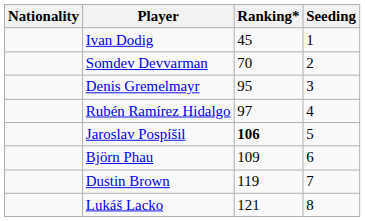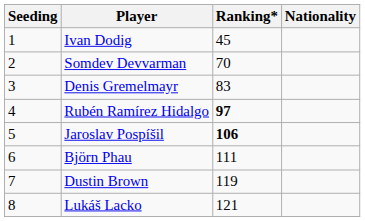columns swapped: (43, 16) <-> (331, 16)
(245, 87) 95 -> (223, 87) 83
(245, 110) normal -> (223, 110) bold
(249, 157) 109 -> (226, 157) 111
